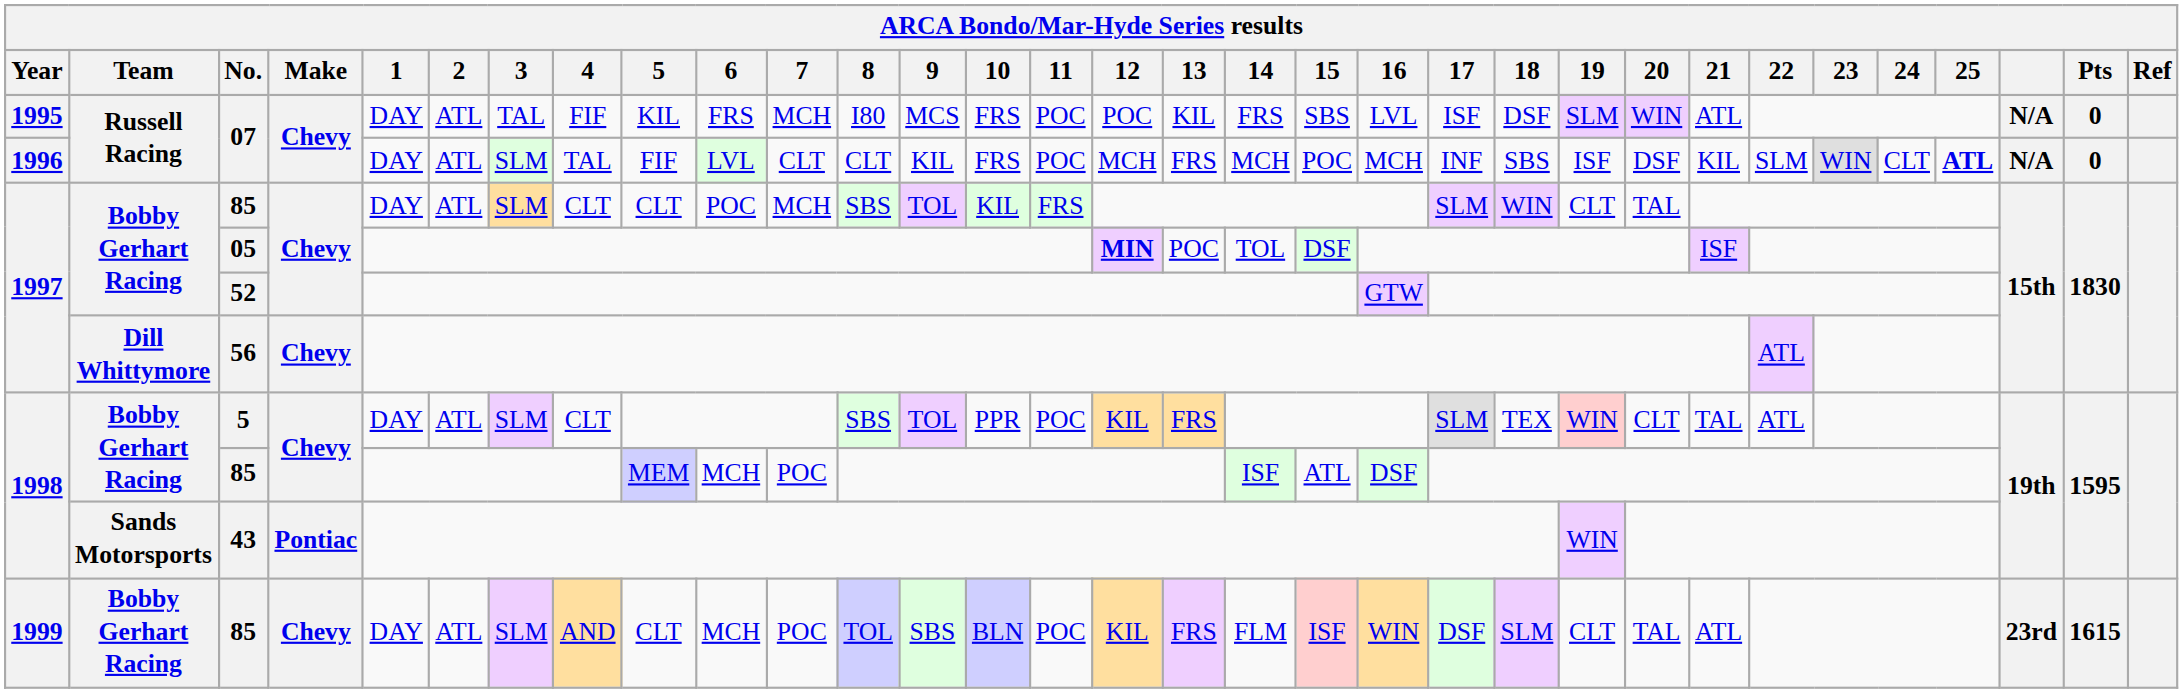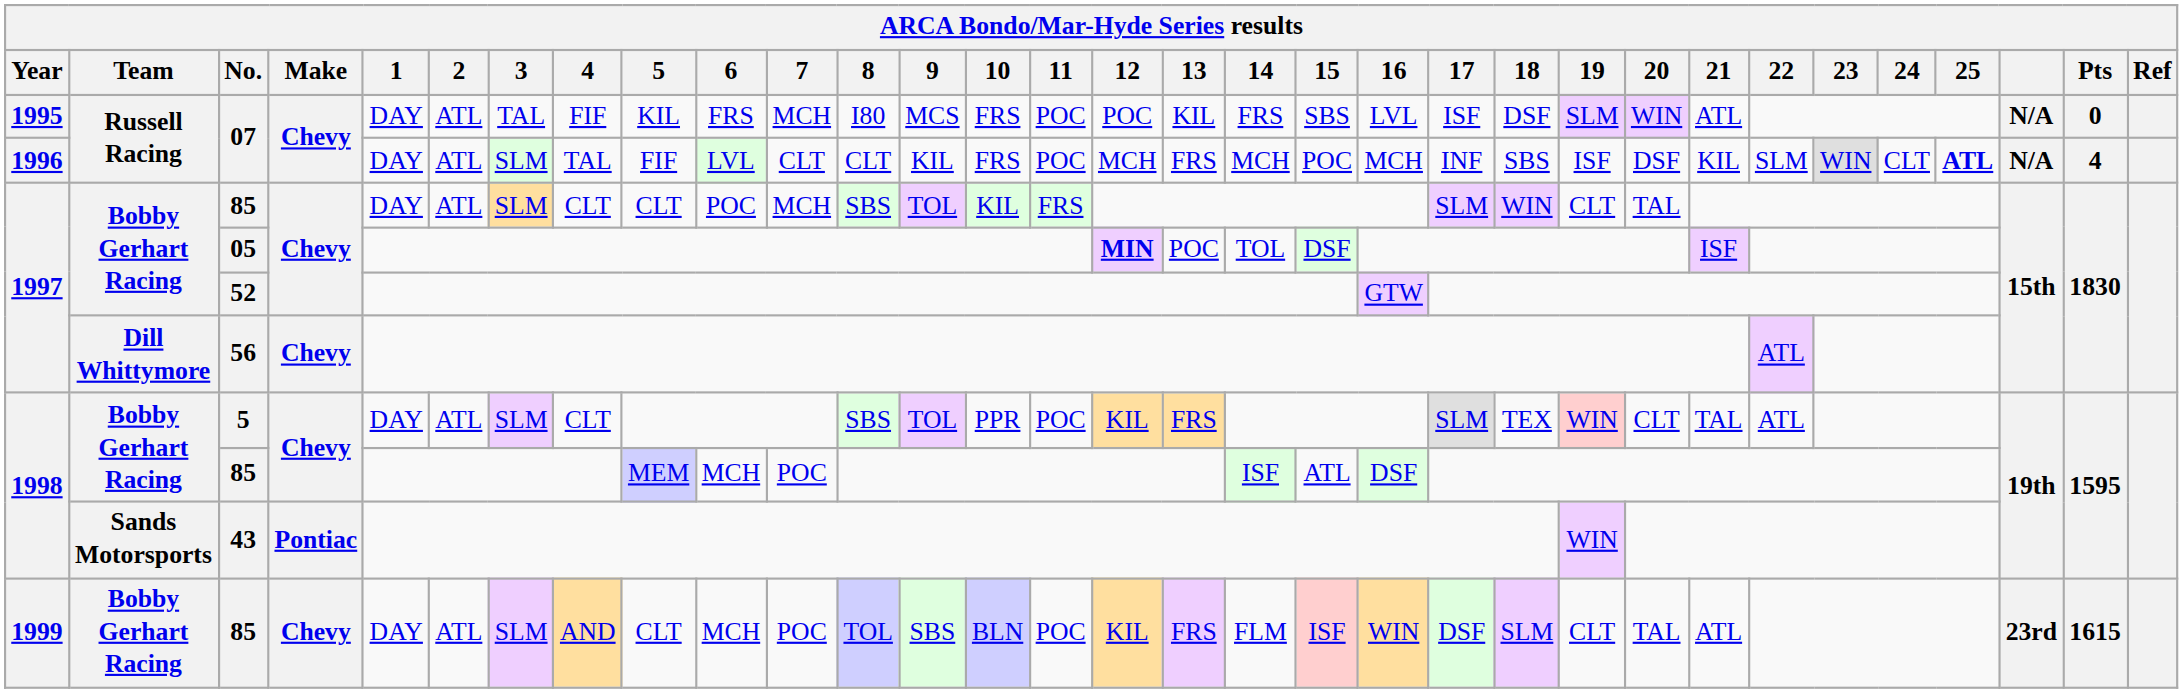(2095, 160) 0 -> (2095, 160) 4
